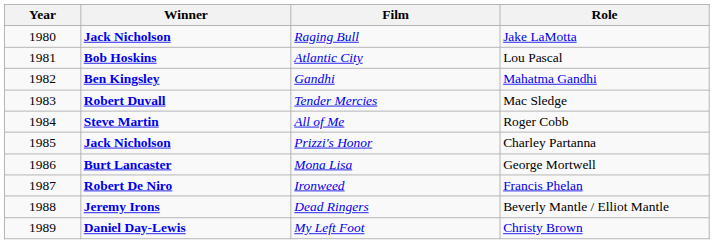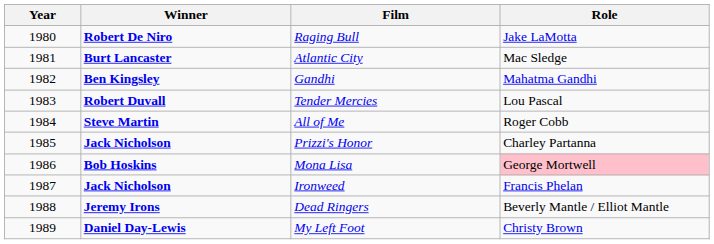(127, 36) Jack Nicholson -> (128, 36) Robert De Niro
(120, 57) Bob Hoskins -> (128, 57) Burt Lancaster
(533, 57) Lou Pascal -> (535, 57) Mac Sledge
(535, 100) Mac Sledge -> (533, 100) Lou Pascal
(128, 164) Burt Lancaster -> (120, 164) Bob Hoskins
(549, 164) no background -> (549, 164) pink background
(128, 185) Robert De Niro -> (127, 185) Jack Nicholson
